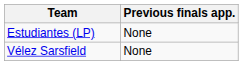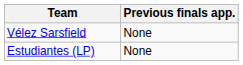rows swapped: (51, 32) <-> (47, 51)
